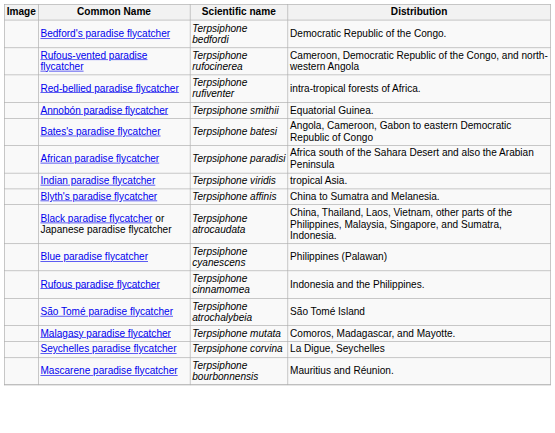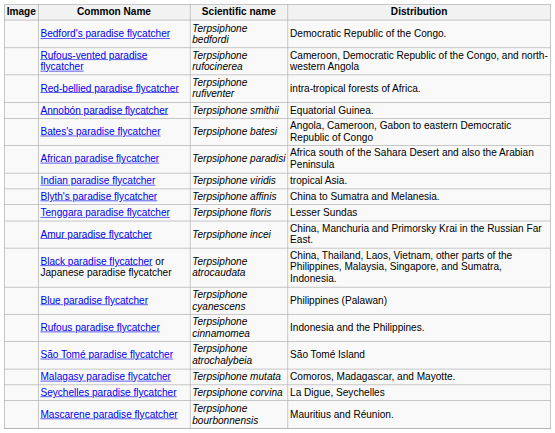+ row: (105, 213)
+ row: (96, 234)
